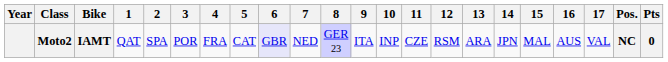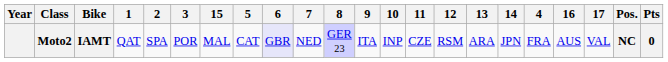columns swapped: (215, 14) <-> (537, 14)
